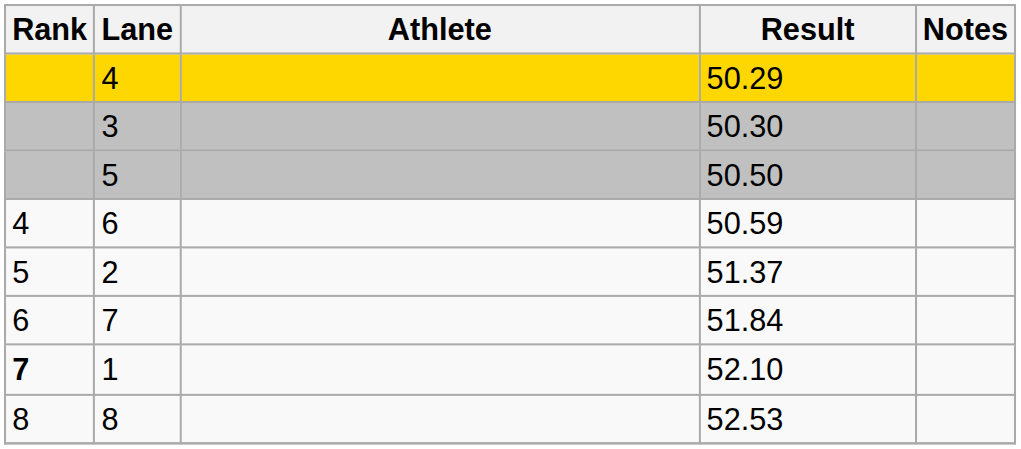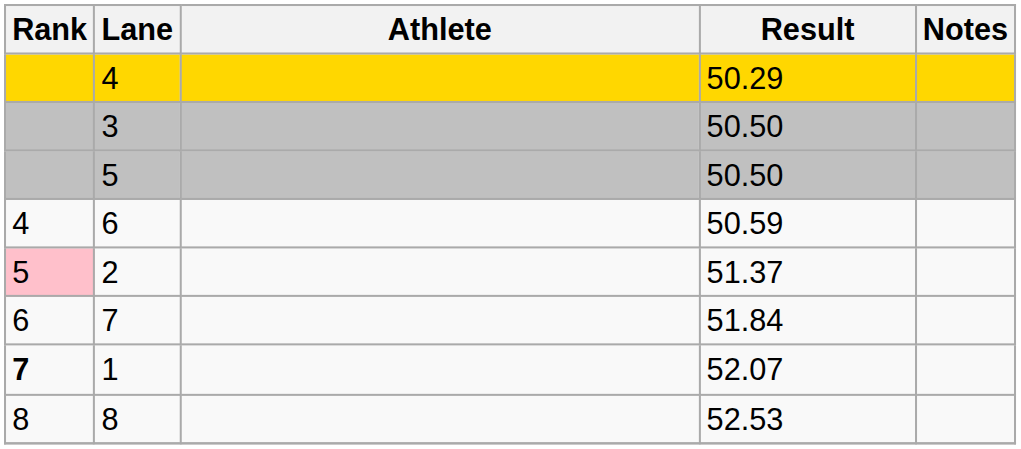(745, 127) 50.30 -> (745, 127) 50.50
(21, 273) no background -> (21, 273) pink background
(745, 370) 52.10 -> (745, 370) 52.07
